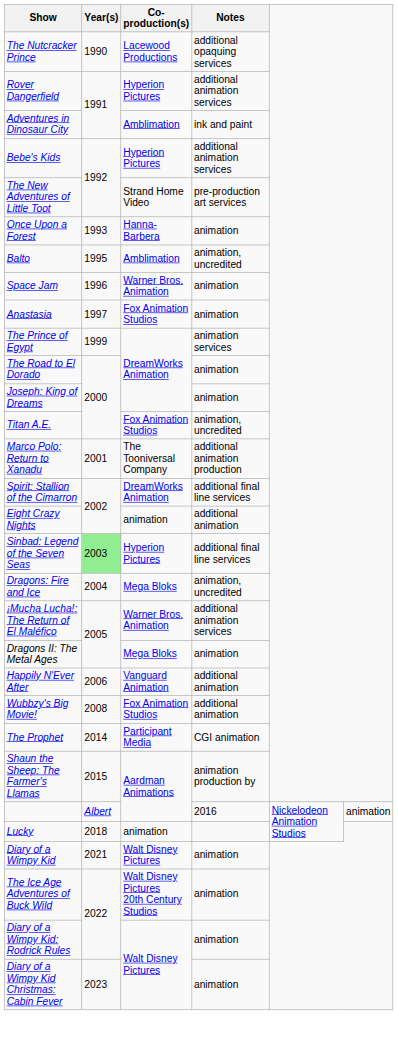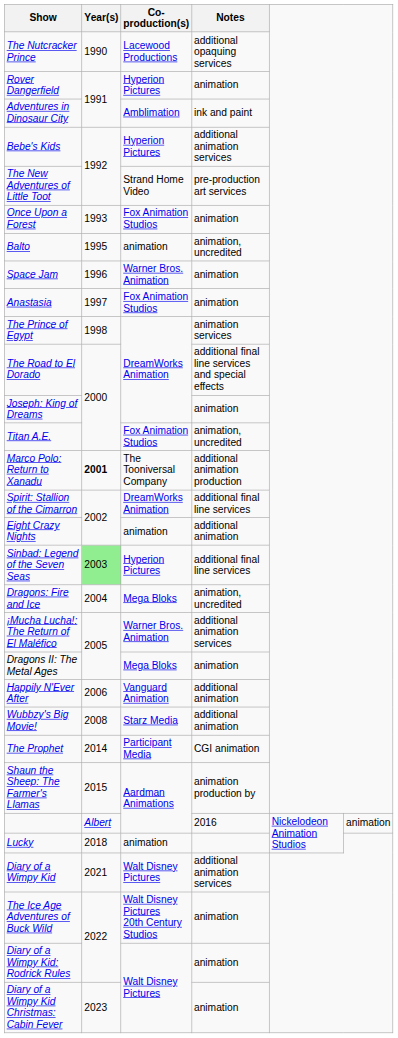(216, 91) additional animation services -> (216, 85) animation
(141, 231) Hanna-Barbera -> (156, 219) Fox Animation Studios
(151, 258) Amblimation -> (145, 247) animation
(96, 342) 1999 -> (96, 330) 1998
(216, 369) animation -> (227, 369) additional final line services and special effects
(96, 458) normal -> (96, 470) bold
(156, 709) Fox Animation Studios -> (151, 721) Starz Media
(216, 855) animation -> (216, 872) additional animation services
